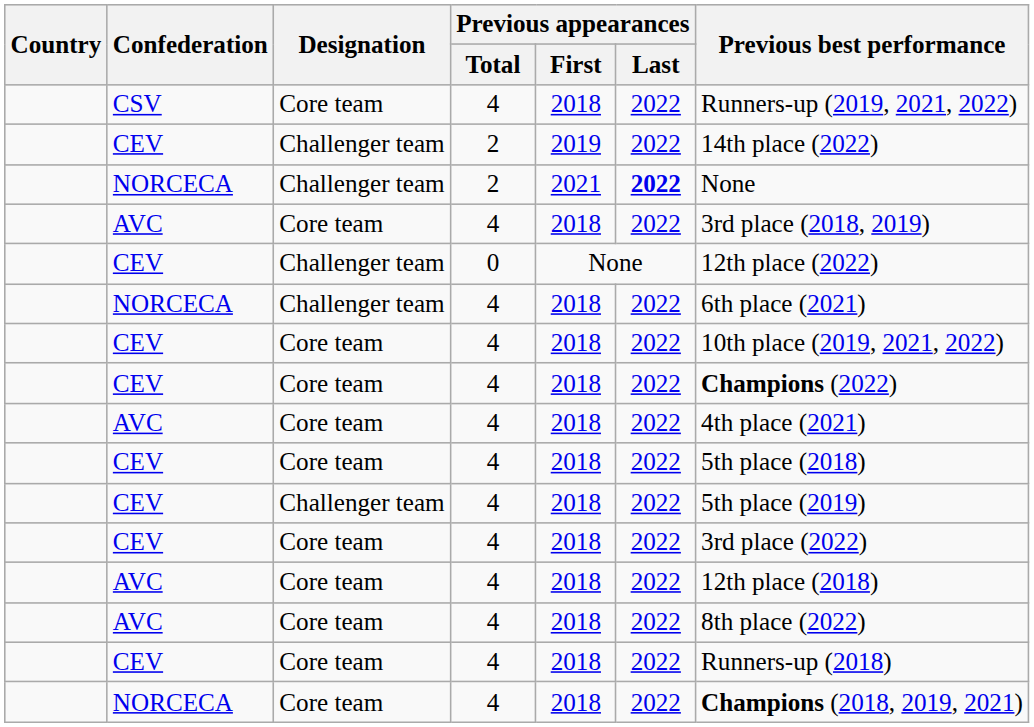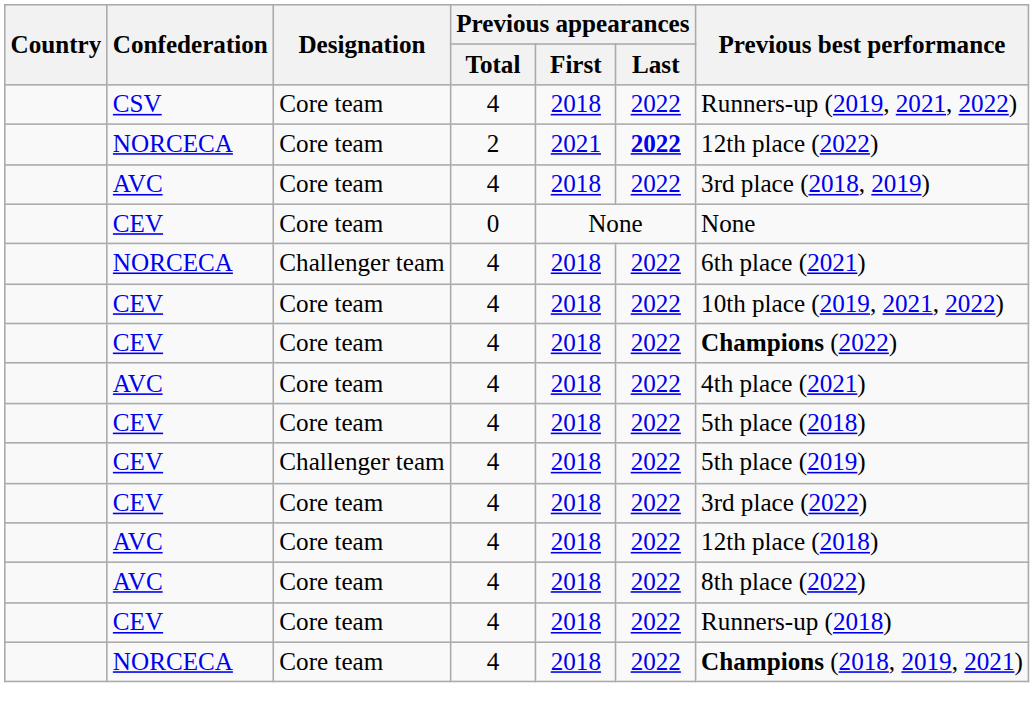- row: (138, 143)
(362, 183) Challenger team -> (331, 143) Core team
(728, 183) None -> (790, 143) 12th place (2022)
(362, 263) Challenger team -> (331, 223) Core team
(790, 263) 12th place (2022) -> (728, 223) None
